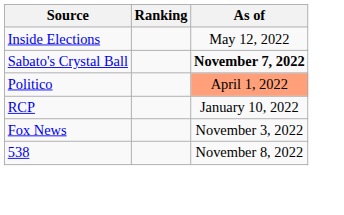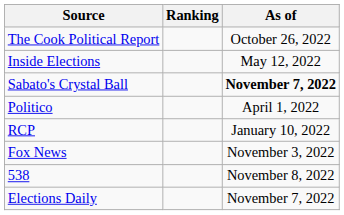+ row: (84, 38)
(249, 84) lightsalmon background -> (281, 107) no background
+ row: (52, 198)
